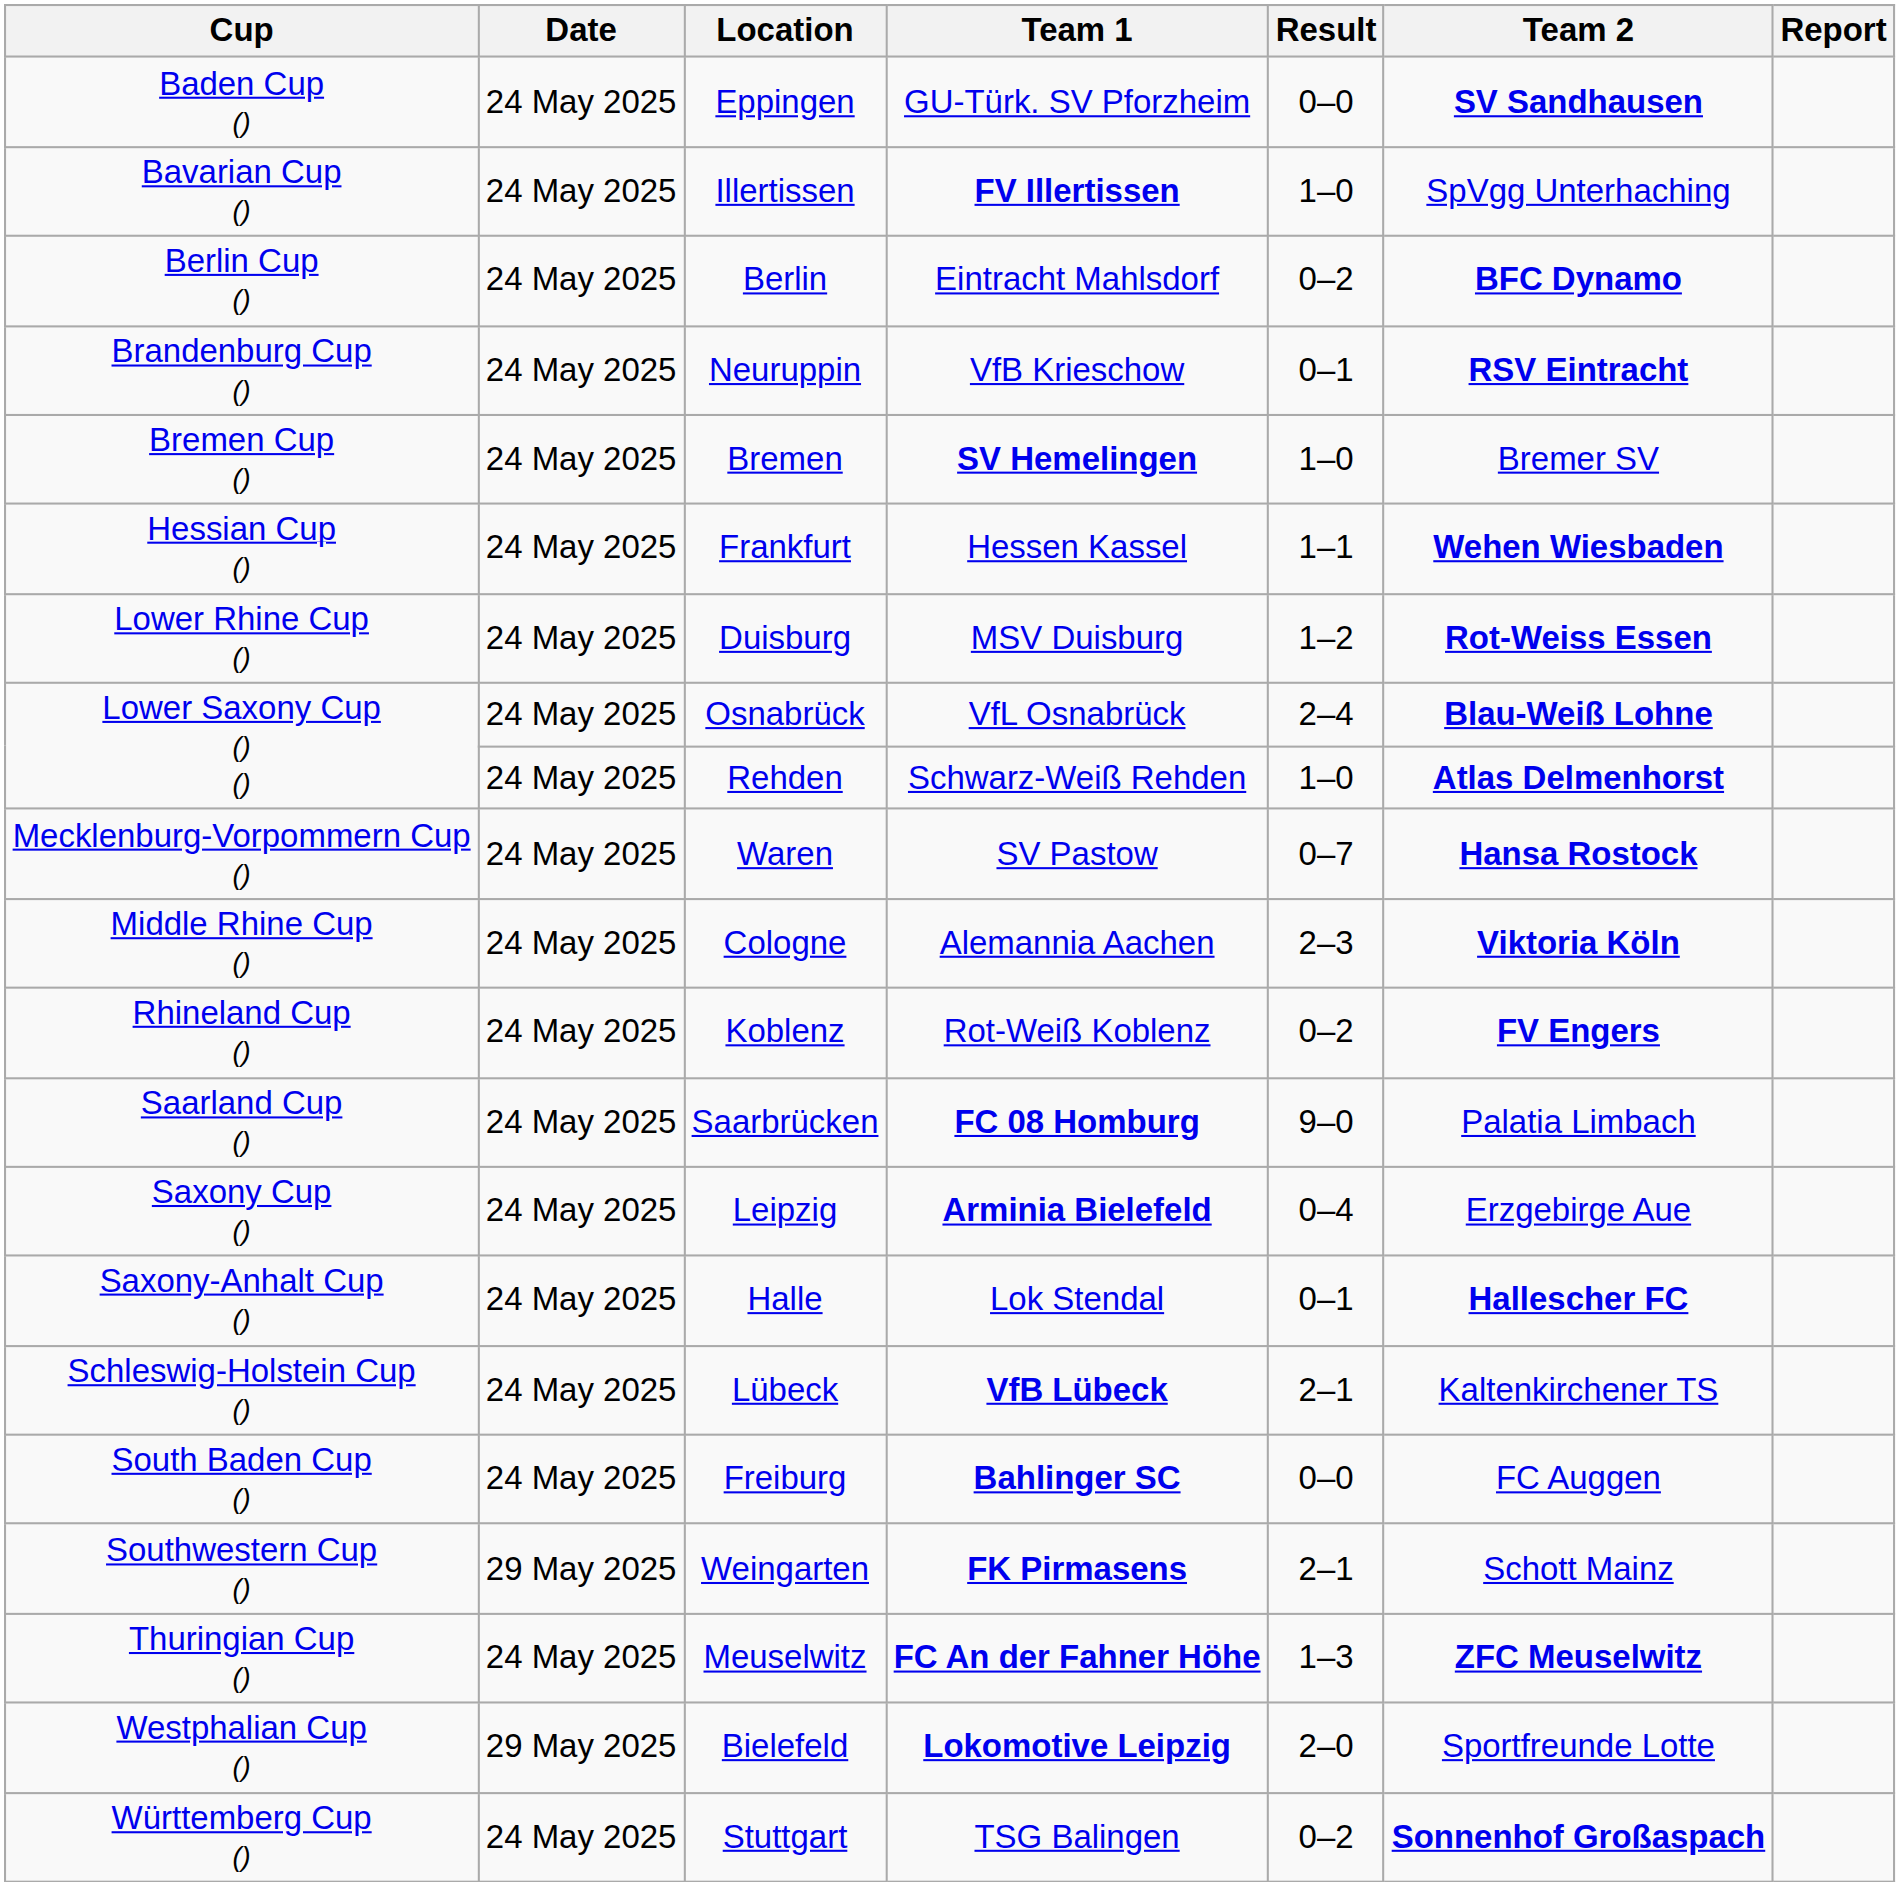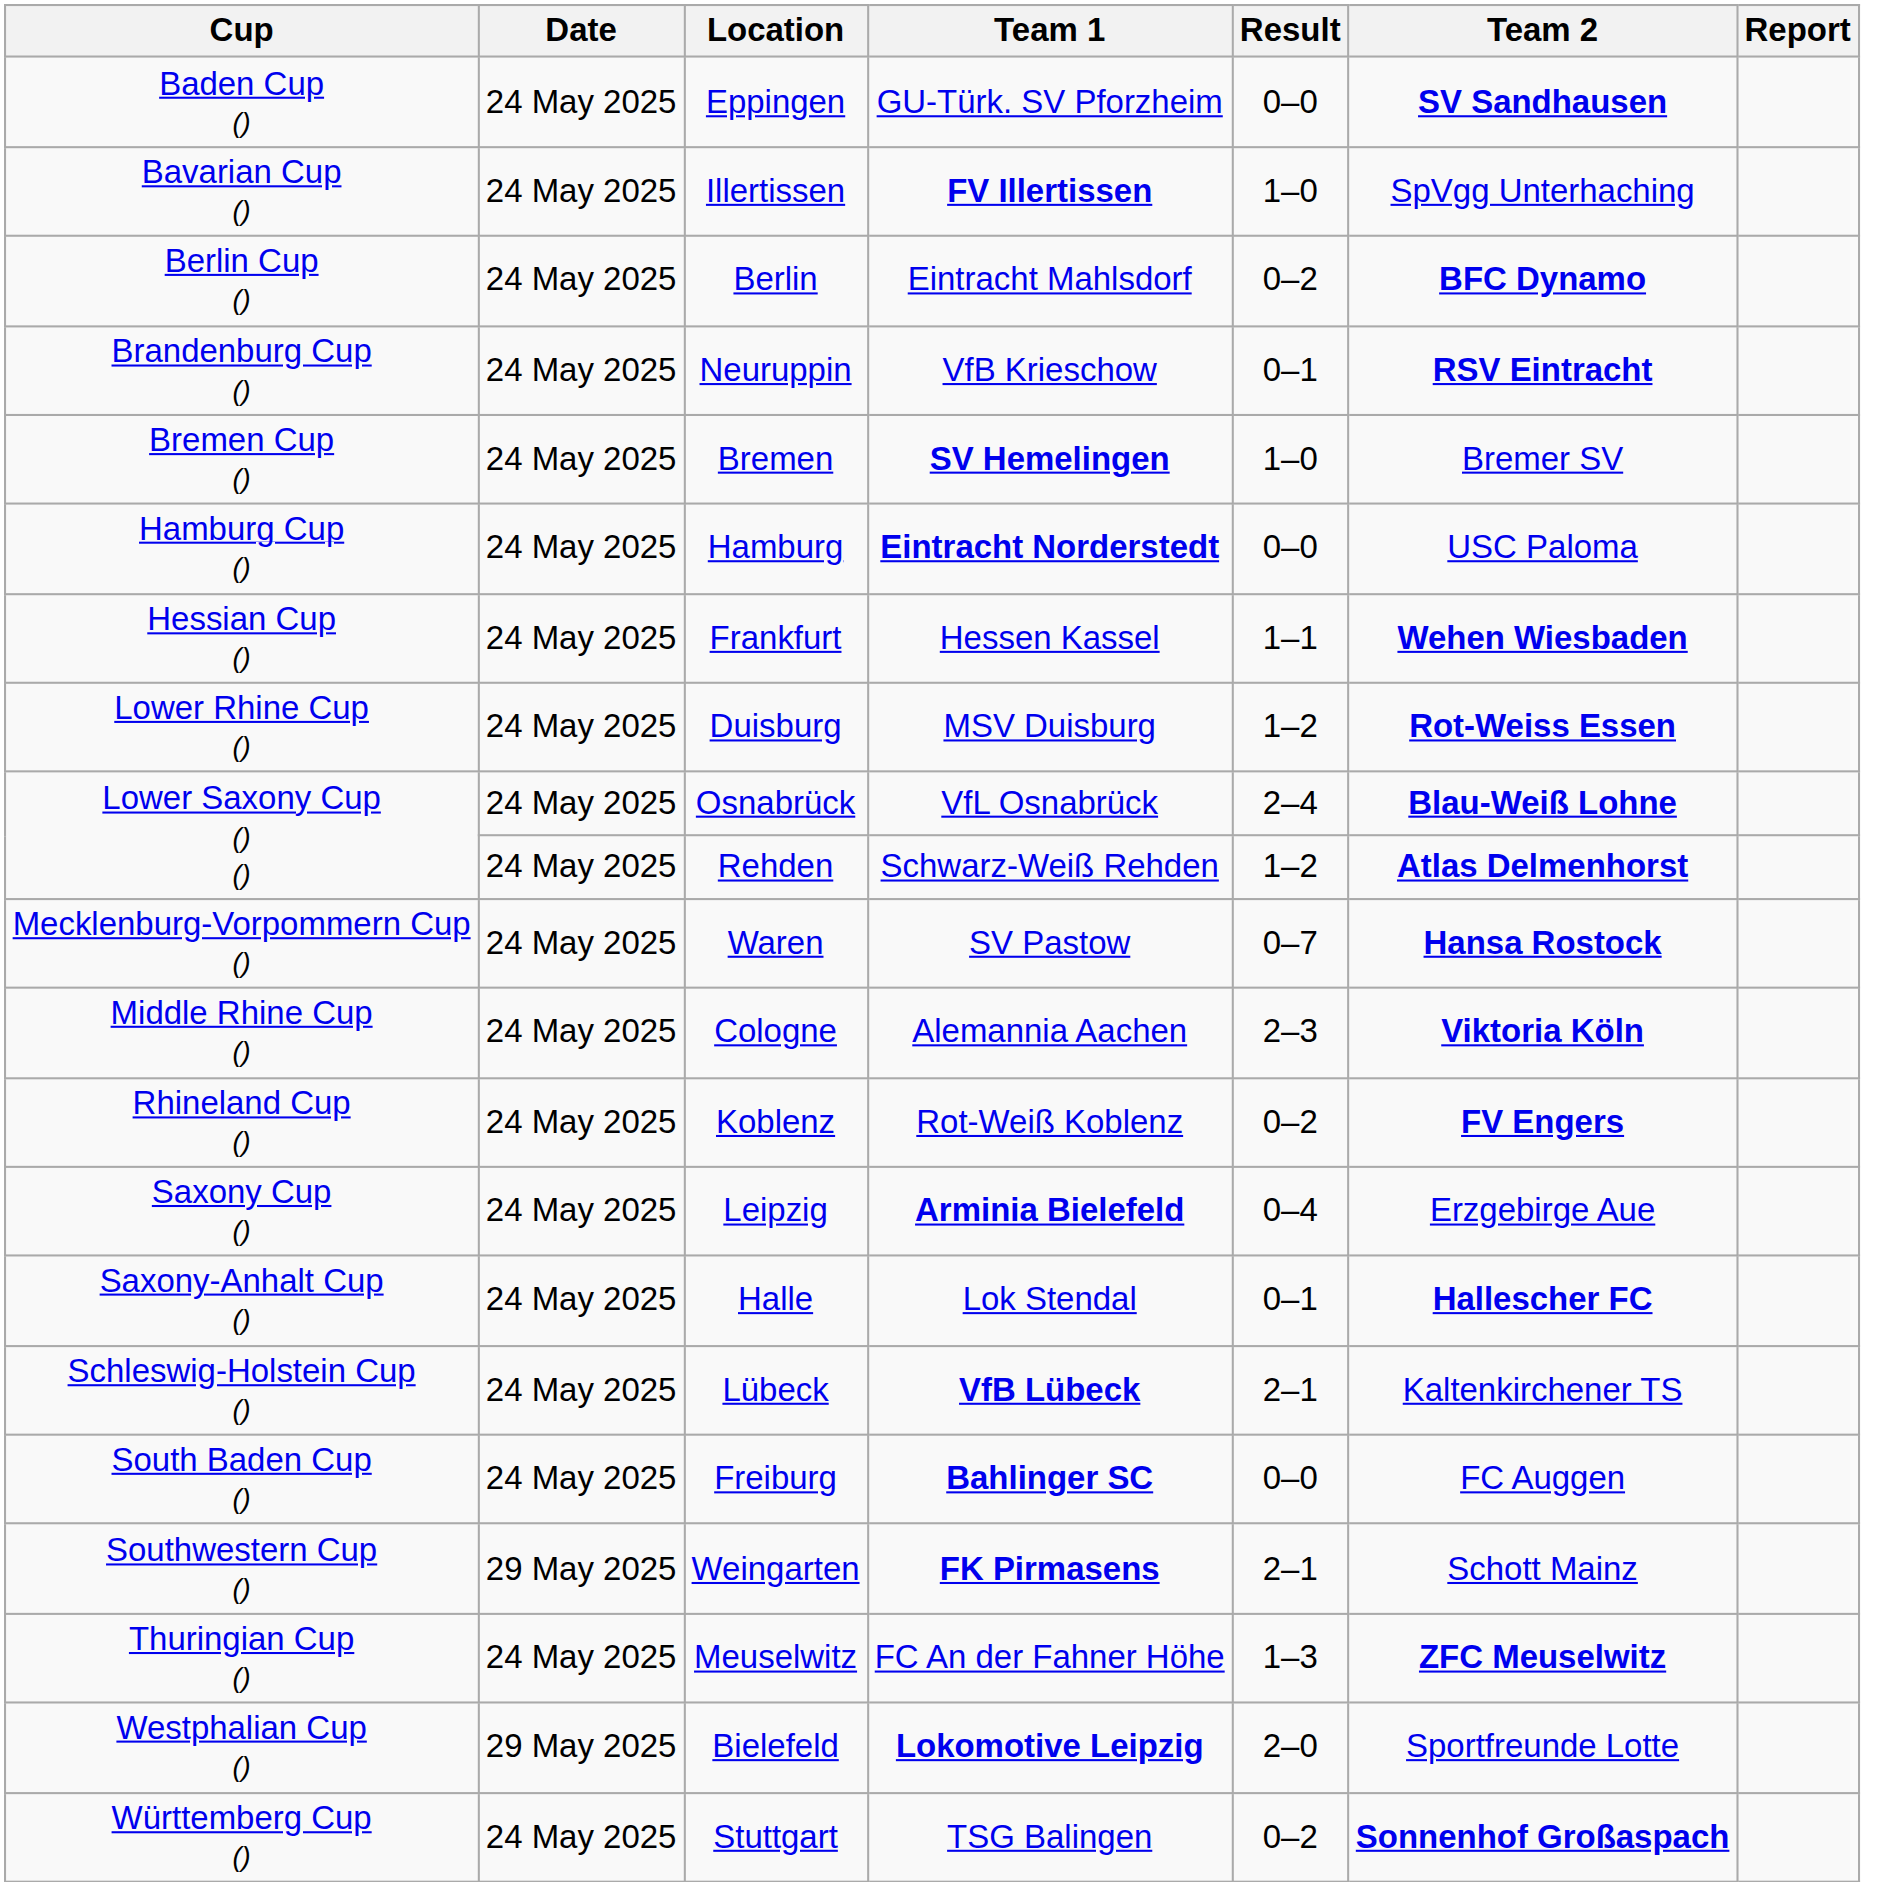+ row: (776, 548)
(1326, 777) 1–0 -> (1290, 866) 1–2
- row: (785, 1121)
(1077, 1657) bold -> (1050, 1657) normal
